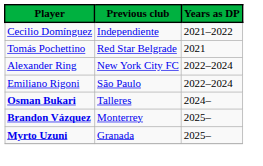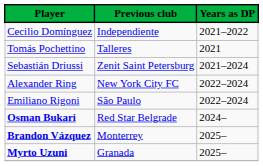(137, 48) Red Star Belgrade -> (114, 48) Talleres
+ row: (45, 66)
(114, 100) Talleres -> (137, 118) Red Star Belgrade
